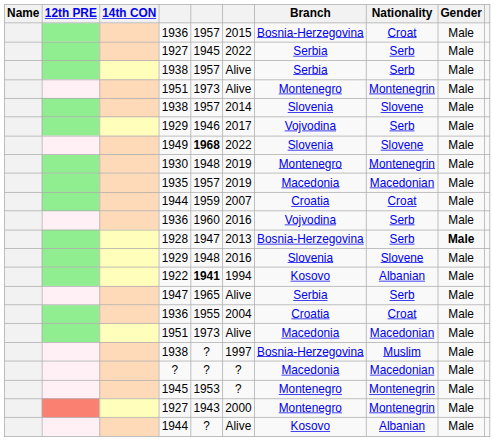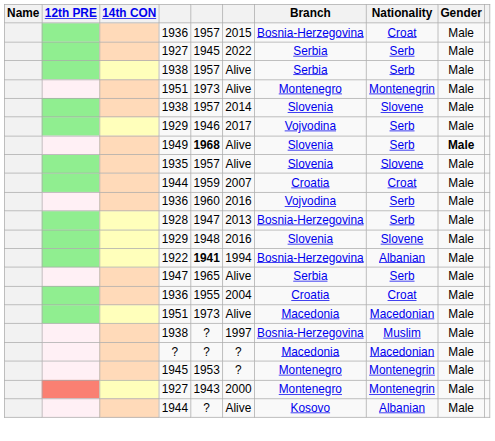(238, 145) 2022 -> (238, 145) Alive
(402, 145) Slovene -> (402, 145) Serb
(461, 145) normal -> (461, 145) bold
- row: (23, 164)
(238, 182) 2019 -> (238, 164) Alive
(310, 182) Macedonia -> (310, 164) Slovenia
(402, 182) Macedonian -> (402, 164) Slovene
(461, 239) bold -> (461, 220) normal
(310, 276) Kosovo -> (310, 257) Bosnia-Herzegovina
